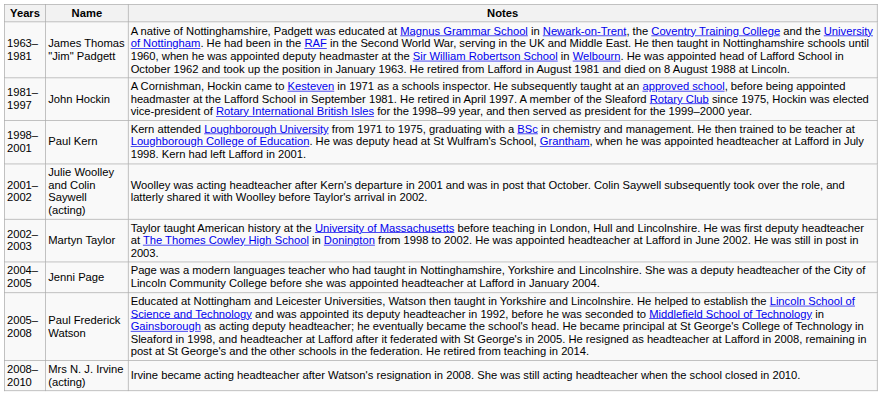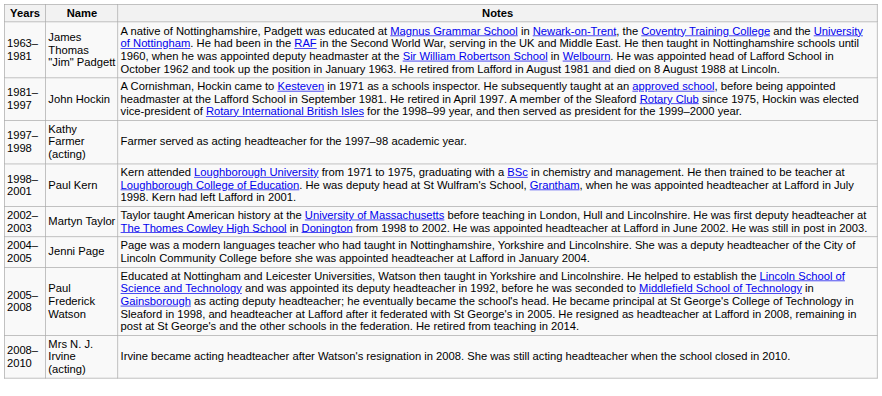+ row: (67, 142)
- row: (81, 191)
